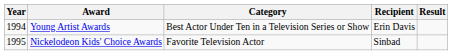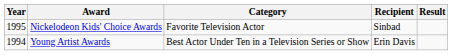rows swapped: (70, 27) <-> (96, 42)
